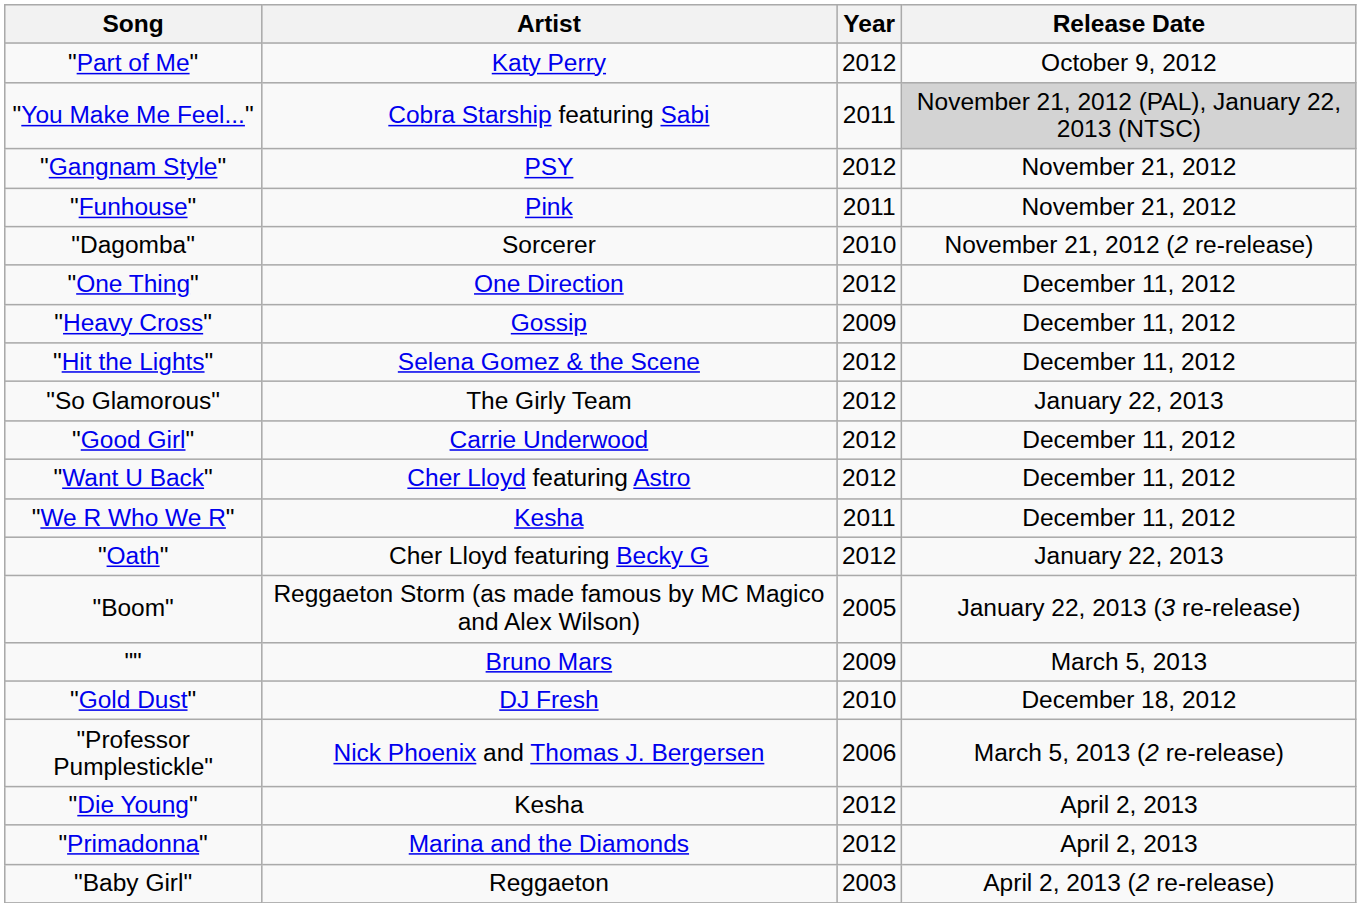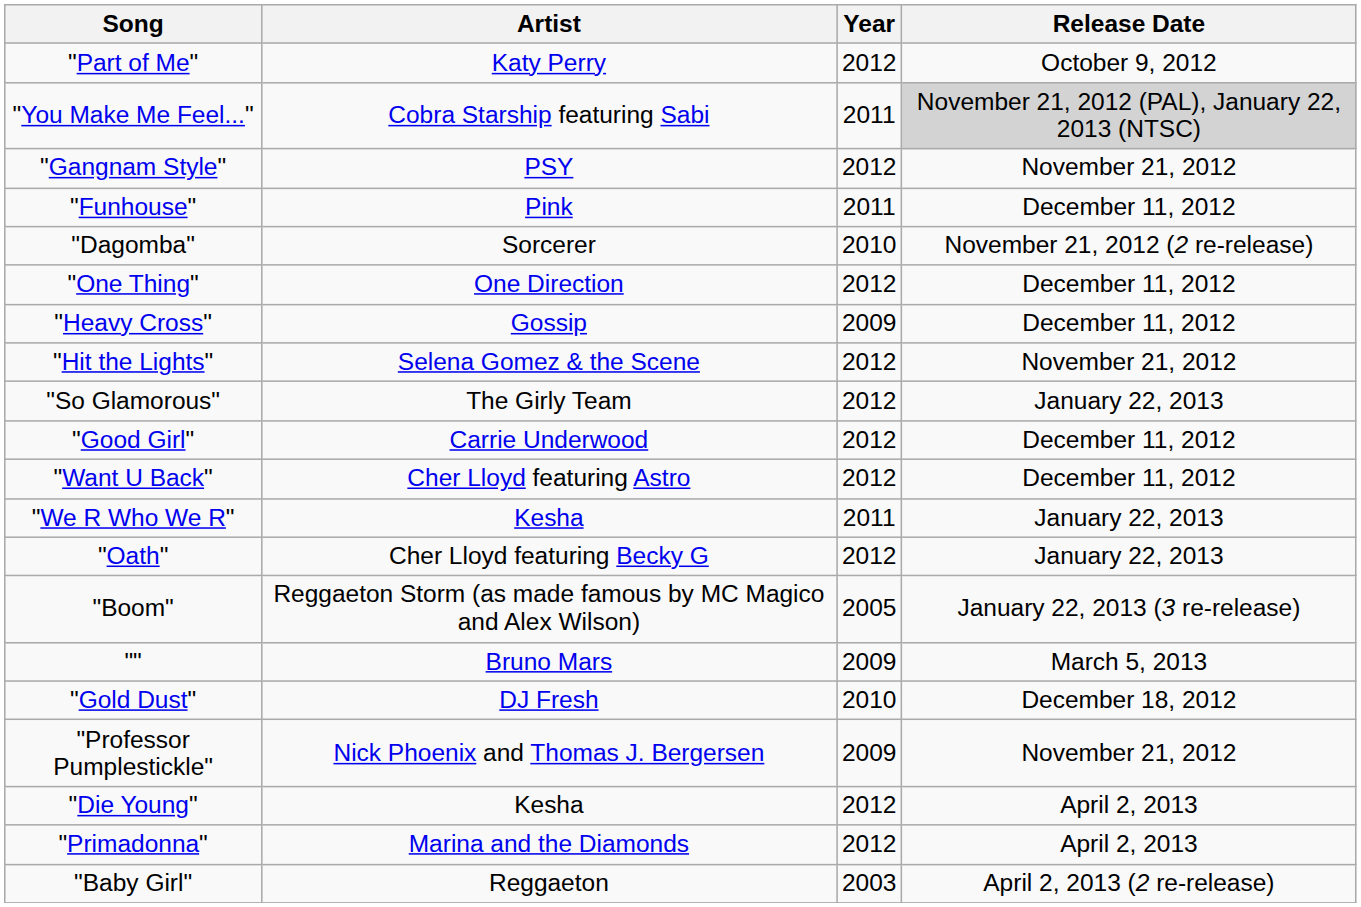(1129, 206) November 21, 2012 -> (1129, 206) December 11, 2012
(1129, 362) December 11, 2012 -> (1129, 362) November 21, 2012
(1129, 517) December 11, 2012 -> (1129, 517) January 22, 2013
(869, 752) 2006 -> (869, 752) 2009
(1129, 752) March 5, 2013 (2 re-release) -> (1129, 752) November 21, 2012
